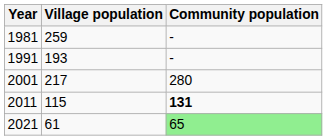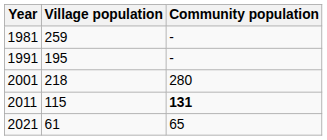(56, 59) 193 -> (56, 59) 195
(56, 80) 217 -> (56, 80) 218
(177, 124) lightgreen background -> (177, 124) no background
